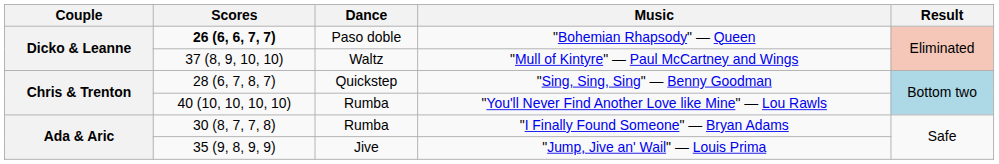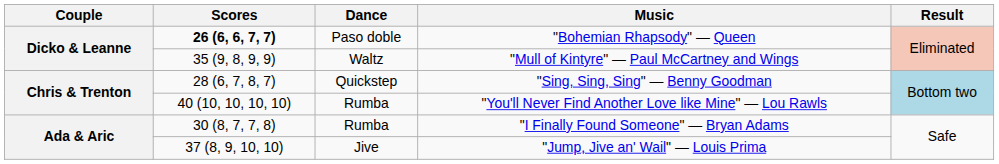(234, 59) 37 (8, 9, 10, 10) -> (234, 59) 35 (9, 8, 9, 9)
(234, 147) 35 (9, 8, 9, 9) -> (234, 147) 37 (8, 9, 10, 10)
